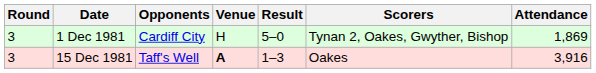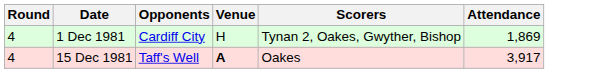- column: (282, 15)
(11, 36) 3 -> (11, 36) 4
(11, 57) 3 -> (11, 57) 4
(571, 57) 3,916 -> (524, 57) 3,917
